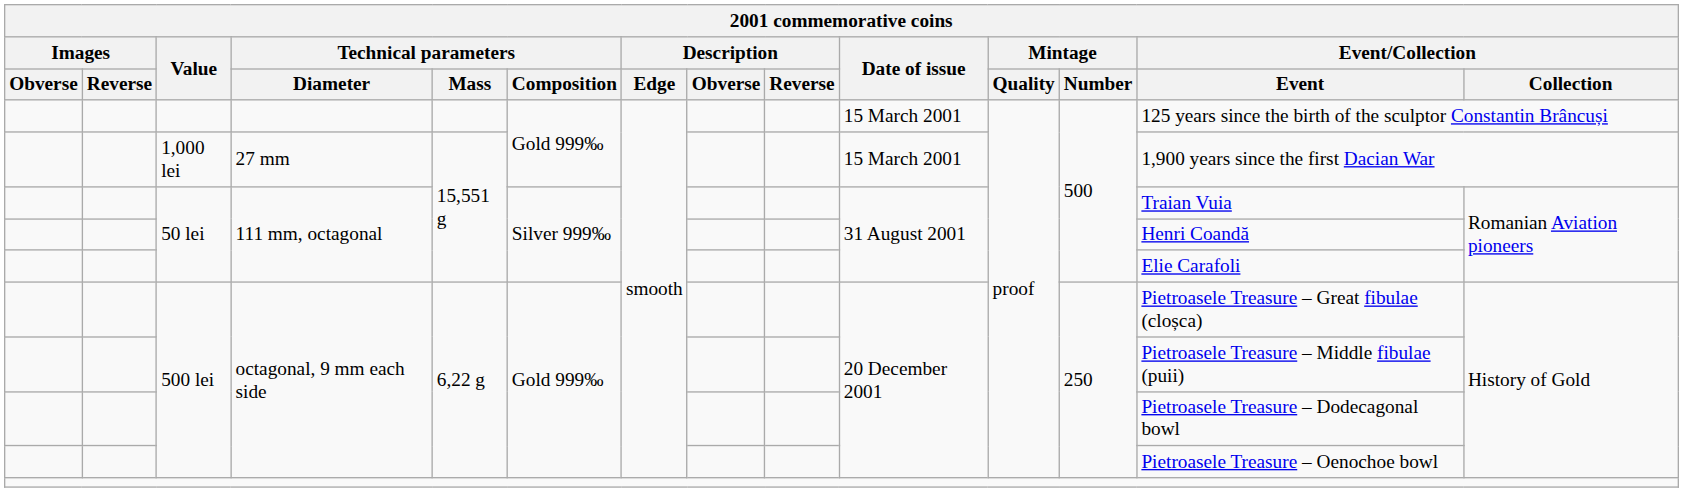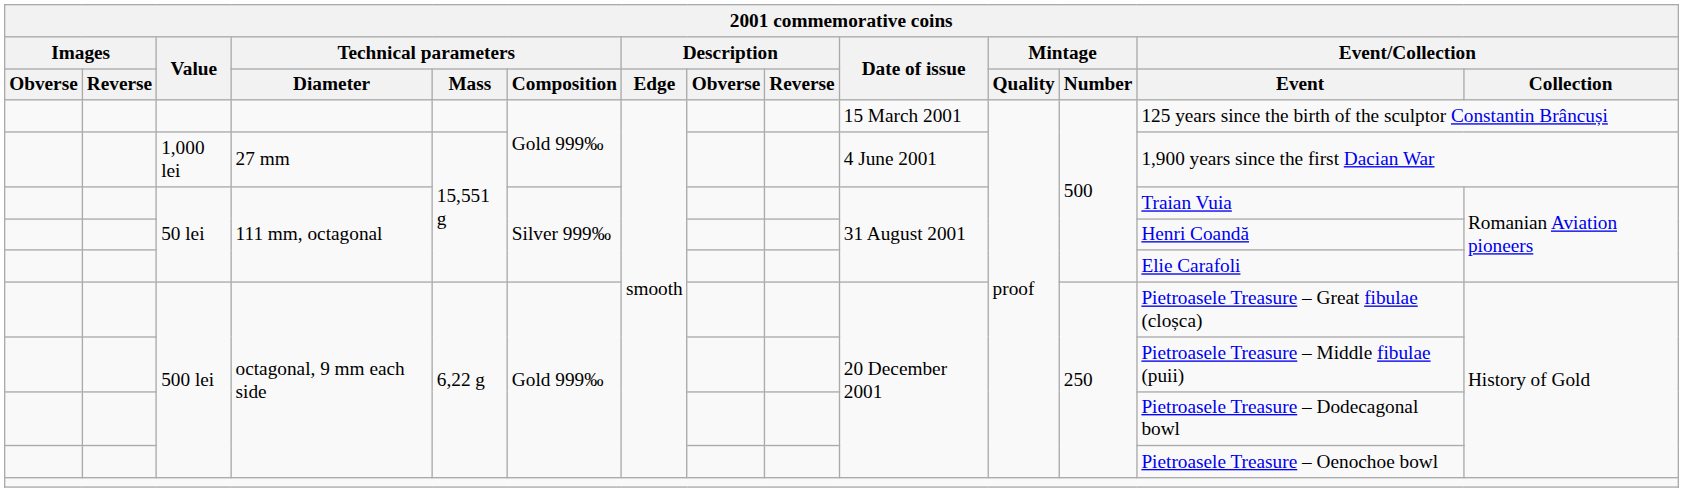(903, 159) 15 March 2001 -> (890, 159) 4 June 2001
